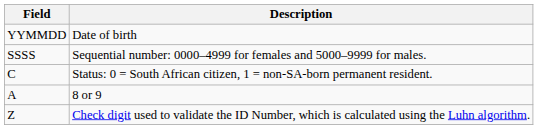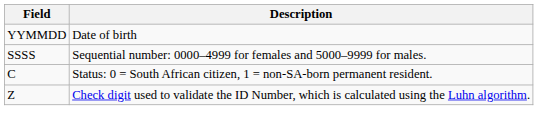- row: (87, 94)
